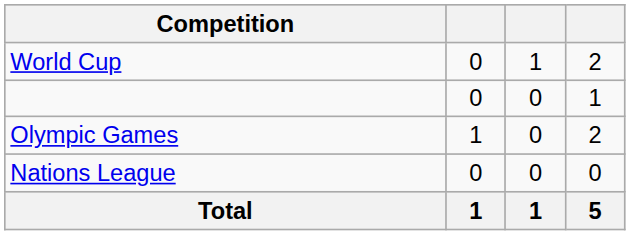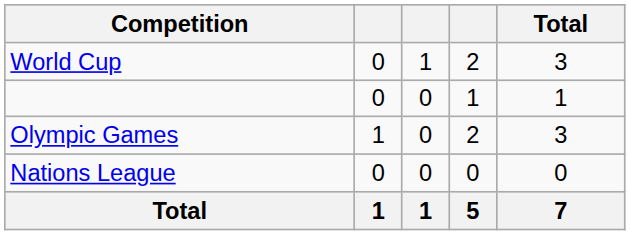+ column: (561, 24)
